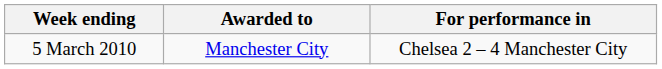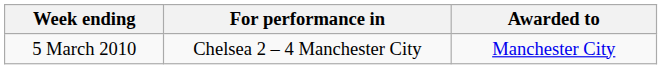columns swapped: (267, 19) <-> (513, 19)
